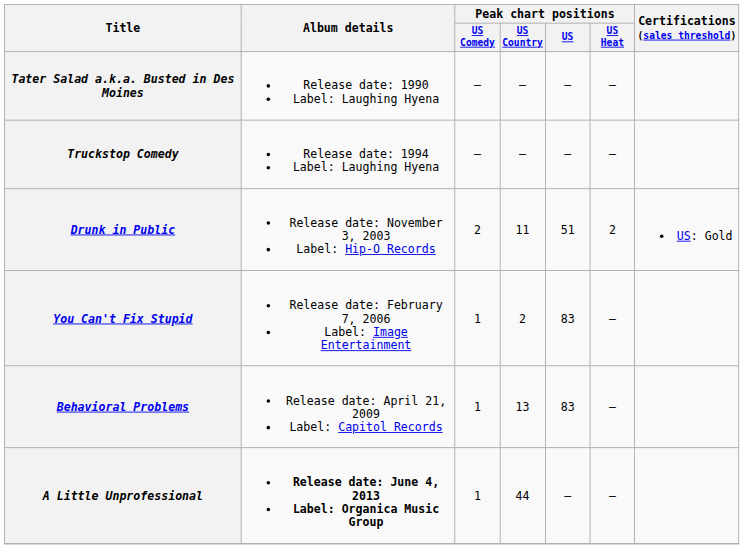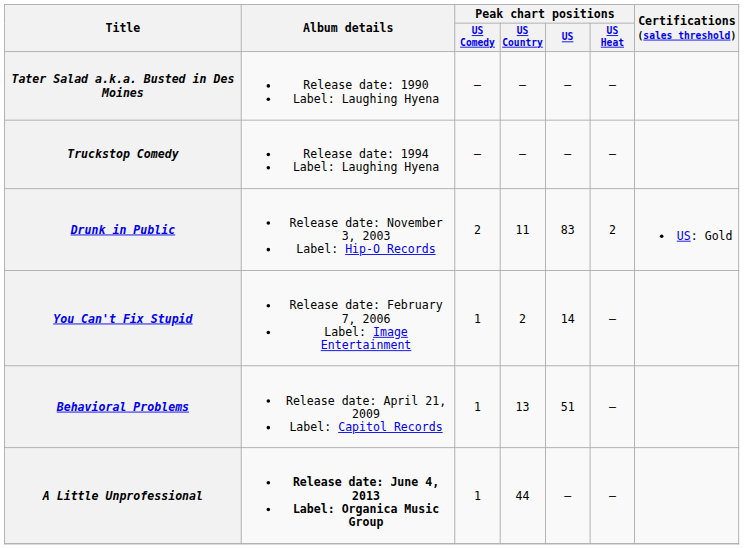(568, 230) 51 -> (568, 230) 83
(568, 318) 83 -> (568, 318) 14
(568, 407) 83 -> (568, 407) 51
